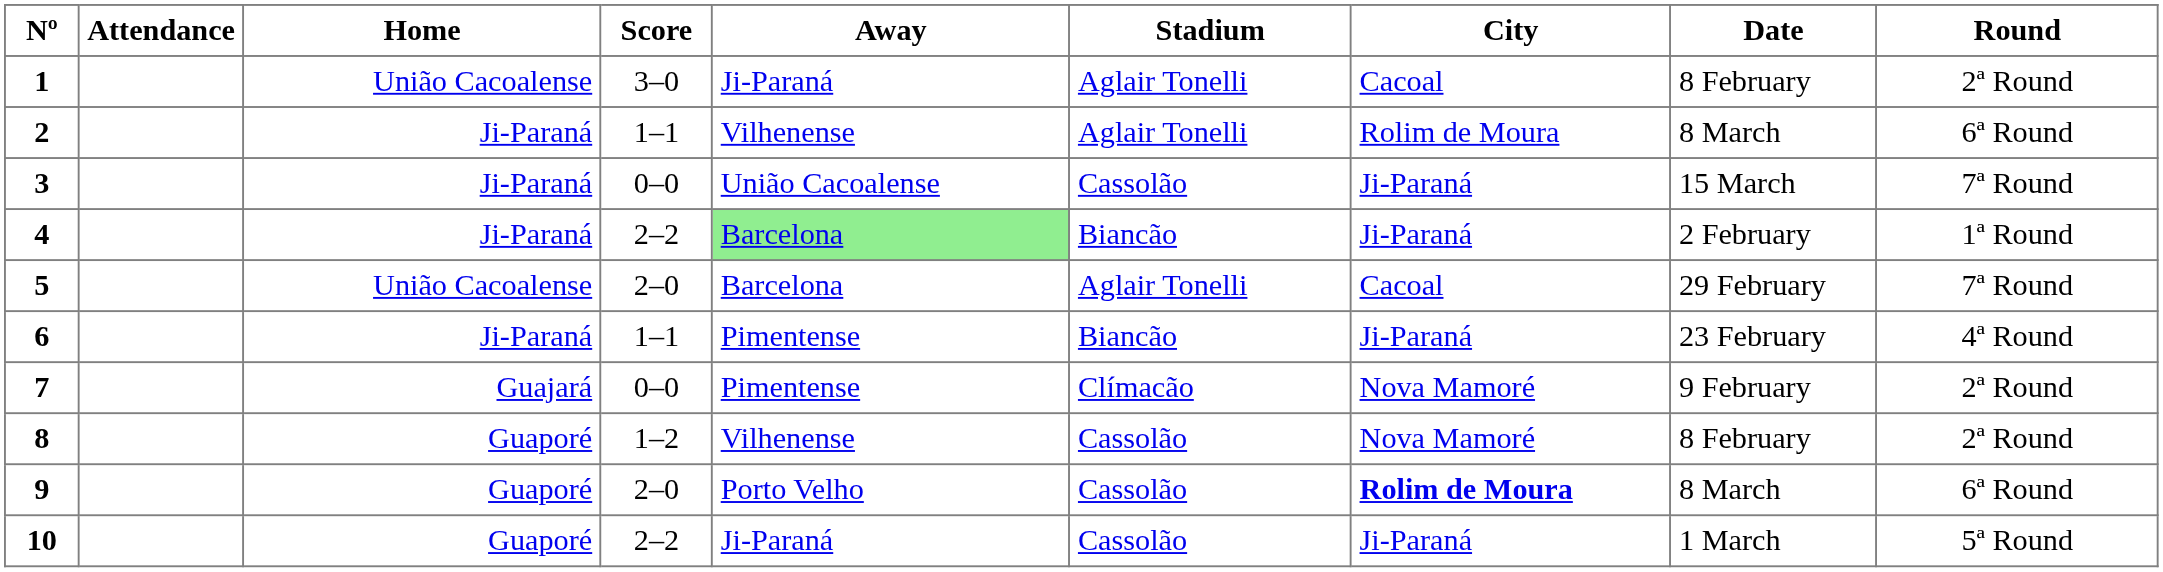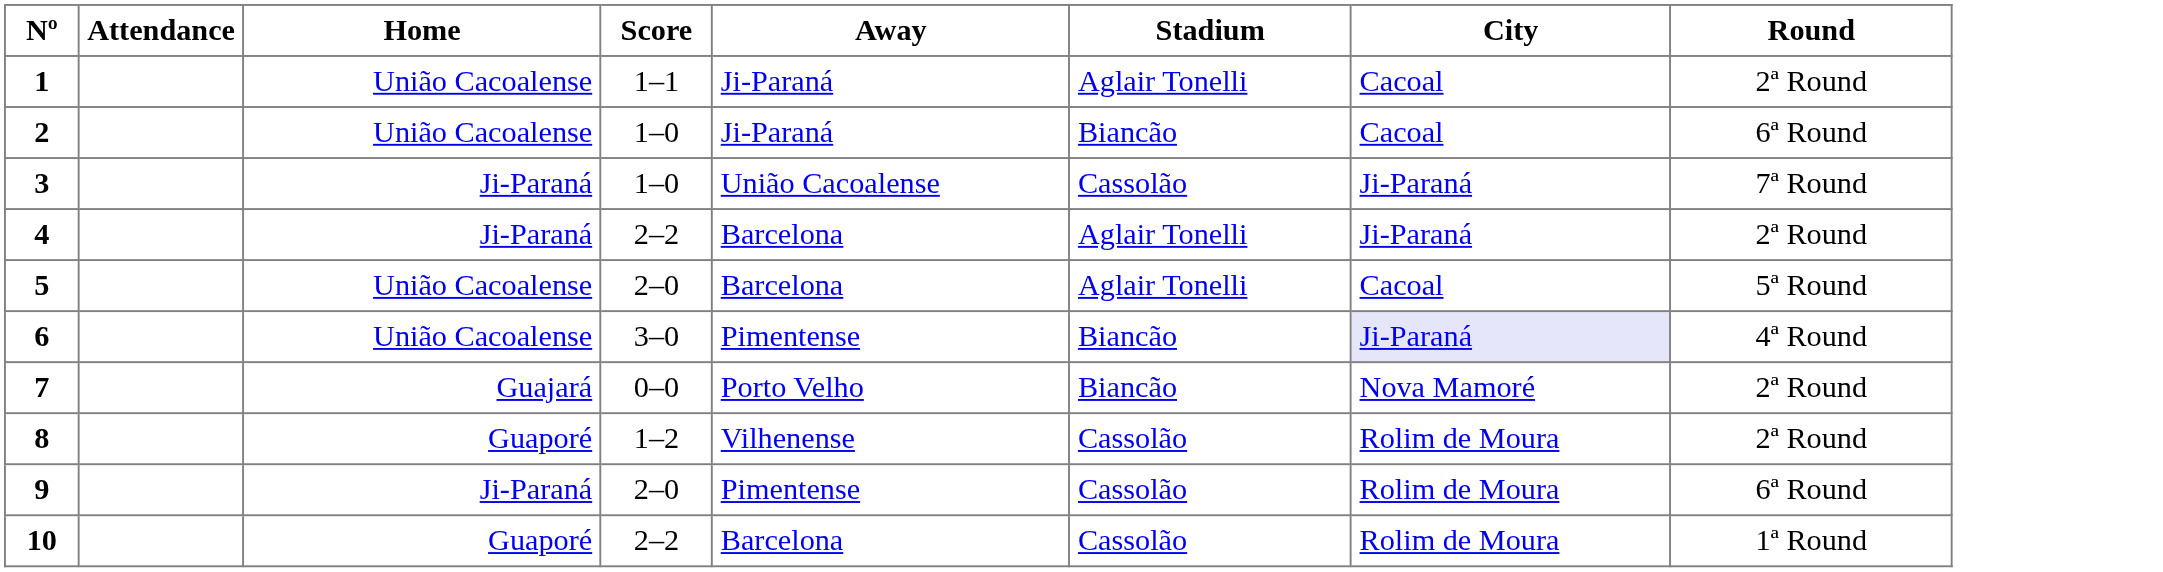- column: (1773, 30)
(656, 81) 3–0 -> (656, 81) 1–1
(536, 132) Ji-Paraná -> (483, 132) União Cacoalense
(656, 132) 1–1 -> (656, 132) 1–0
(788, 132) Vilhenense -> (777, 132) Ji-Paraná
(1163, 132) Aglair Tonelli -> (1127, 132) Biancão
(1459, 132) Rolim de Moura -> (1402, 132) Cacoal
(656, 183) 0–0 -> (656, 183) 1–0
(782, 234) lightgreen background -> (782, 234) no background
(1127, 234) Biancão -> (1163, 234) Aglair Tonelli
(2017, 234) 1ª Round -> (1811, 234) 2ª Round
(2017, 285) 7ª Round -> (1811, 285) 5ª Round
(536, 336) Ji-Paraná -> (483, 336) União Cacoalense
(656, 336) 1–1 -> (656, 336) 3–0
(1416, 336) no background -> (1416, 336) lavender background
(790, 387) Pimentense -> (792, 387) Porto Velho
(1136, 387) Clímacão -> (1127, 387) Biancão
(1447, 438) Nova Mamoré -> (1459, 438) Rolim de Moura
(540, 489) Guaporé -> (536, 489) Ji-Paraná
(792, 489) Porto Velho -> (790, 489) Pimentense
(1466, 489) bold -> (1459, 489) normal
(777, 540) Ji-Paraná -> (782, 540) Barcelona
(1416, 540) Ji-Paraná -> (1459, 540) Rolim de Moura
(2017, 540) 5ª Round -> (1811, 540) 1ª Round
